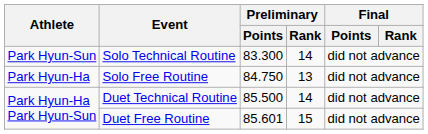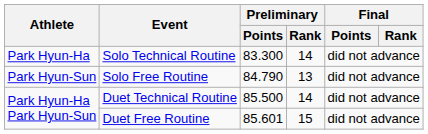(52, 57) Park Hyun-Sun -> (49, 57) Park Hyun-Ha
(49, 77) Park Hyun-Ha -> (52, 77) Park Hyun-Sun
(263, 77) 84.750 -> (263, 77) 84.790
